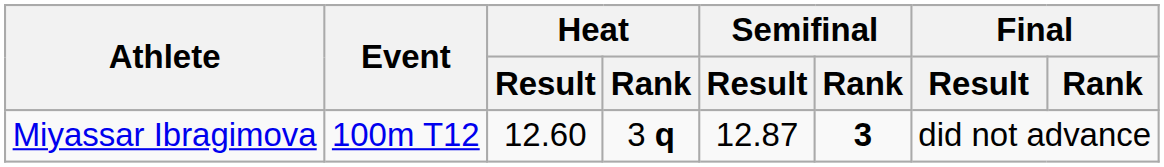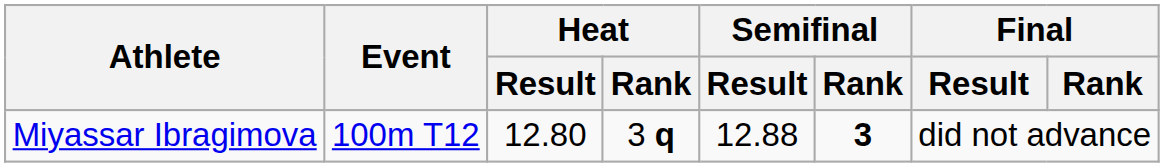(545, 135) 12.60 -> (545, 135) 12.80
(757, 135) 12.87 -> (757, 135) 12.88
